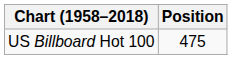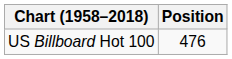(193, 41) 475 -> (193, 41) 476
